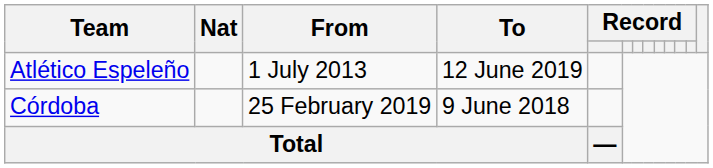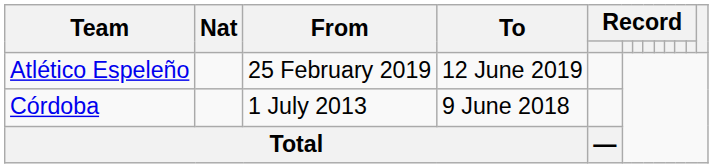(307, 70) 1 July 2013 -> (340, 70) 25 February 2019
(340, 107) 25 February 2019 -> (307, 107) 1 July 2013
